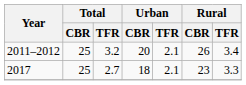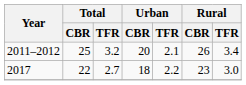(84, 70) 25 -> (84, 70) 22
(172, 70) 2.1 -> (172, 70) 2.2
(231, 70) 3.3 -> (231, 70) 3.0
